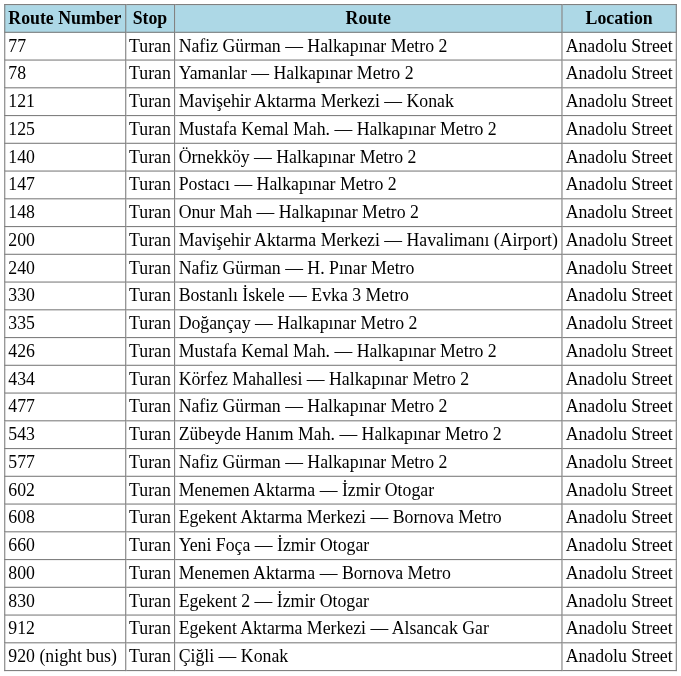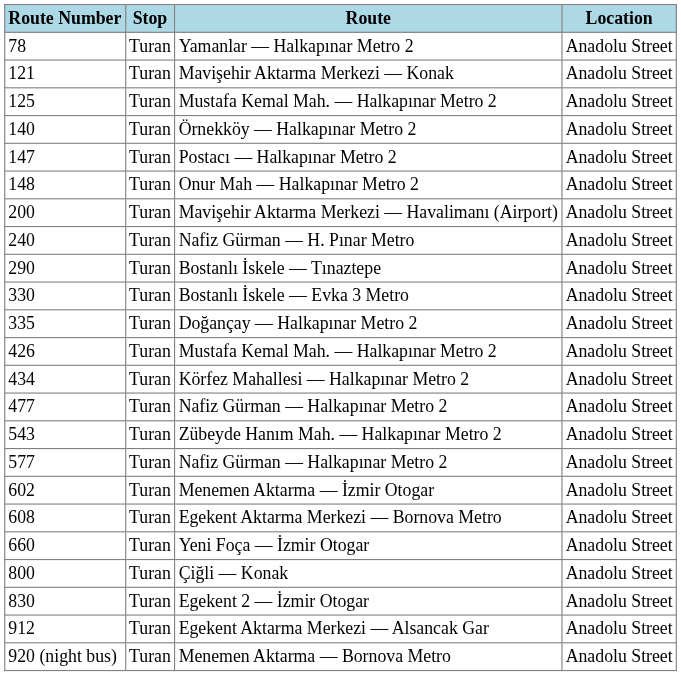- row: (17, 46)
+ row: (22, 268)
(315, 573) Menemen Aktarma — Bornova Metro -> (233, 573) Çiğli — Konak
(233, 656) Çiğli — Konak -> (315, 656) Menemen Aktarma — Bornova Metro
